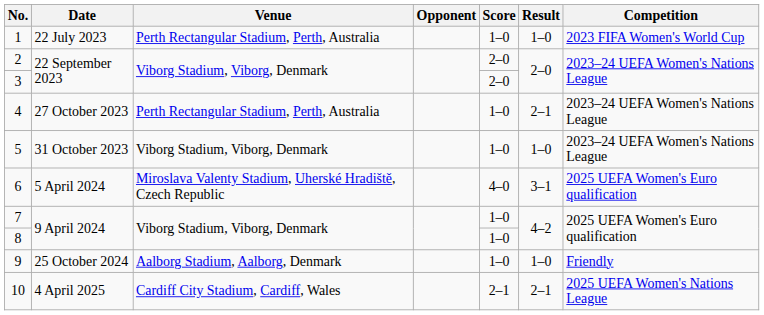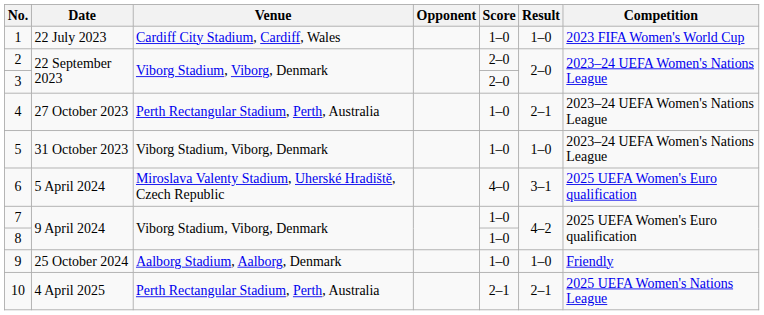(258, 37) Perth Rectangular Stadium, Perth, Australia -> (238, 37) Cardiff City Stadium, Cardiff, Wales
(238, 291) Cardiff City Stadium, Cardiff, Wales -> (258, 291) Perth Rectangular Stadium, Perth, Australia
